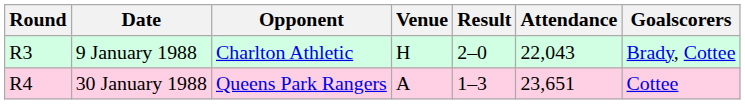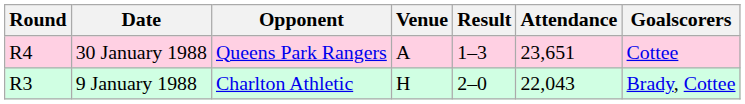rows swapped: (136, 51) <-> (141, 83)
